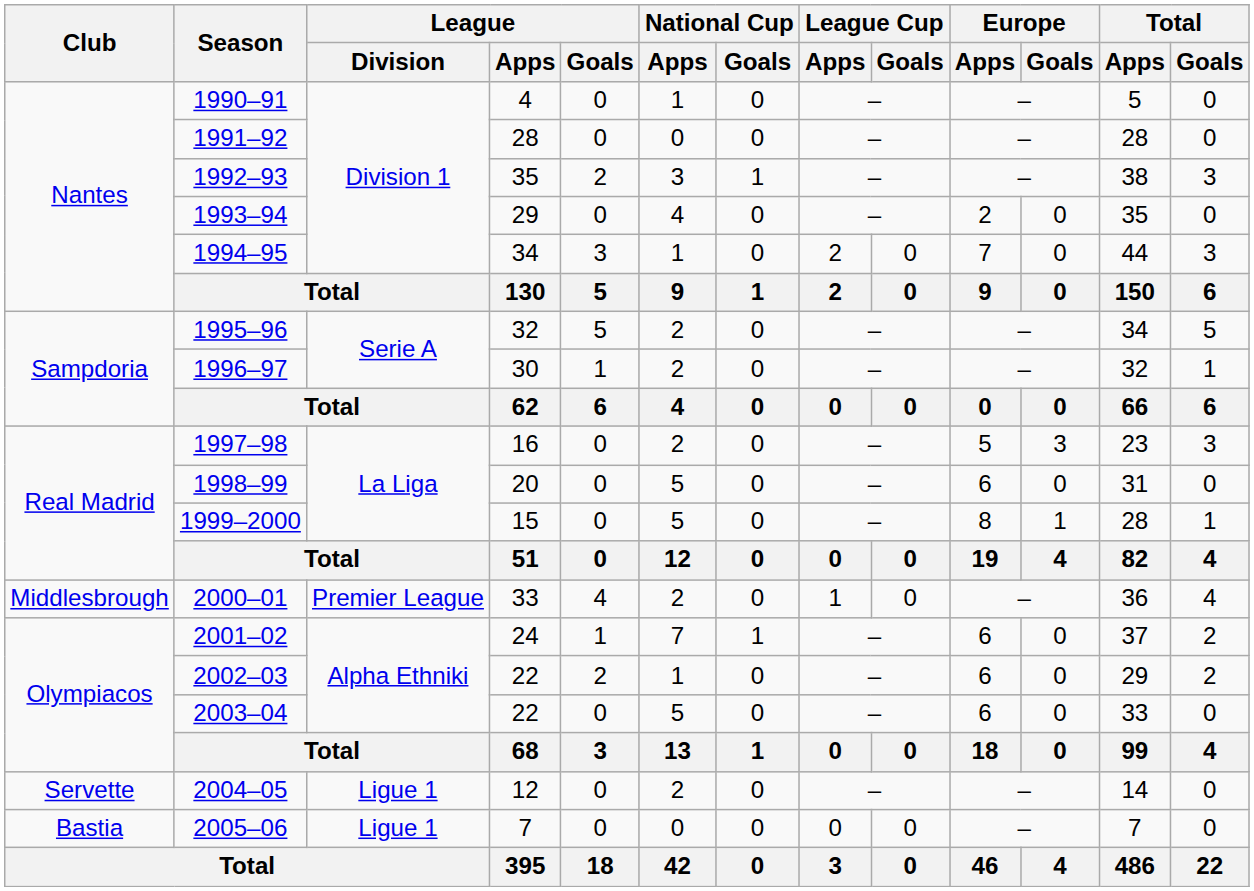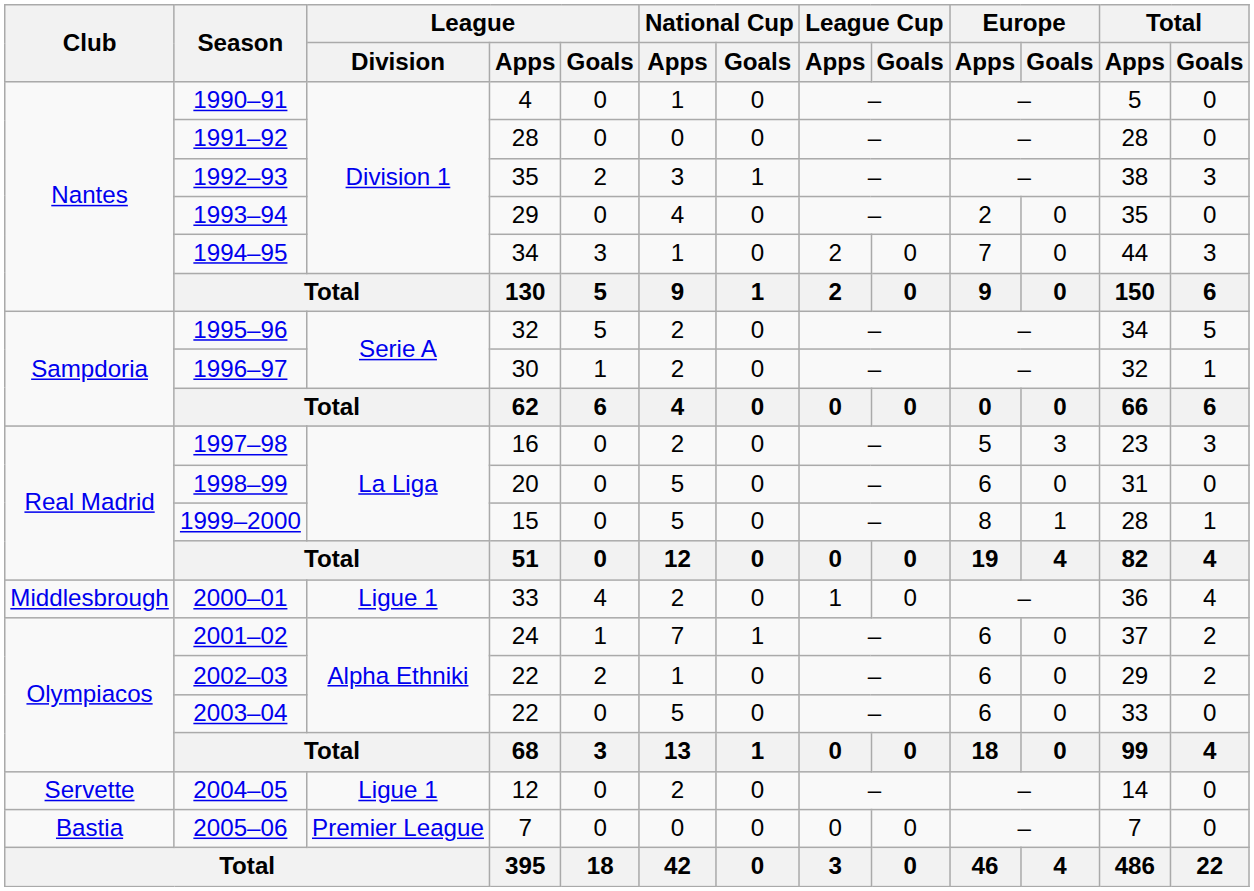(398, 598) Premier League -> (398, 598) Ligue 1
(398, 828) Ligue 1 -> (398, 828) Premier League
